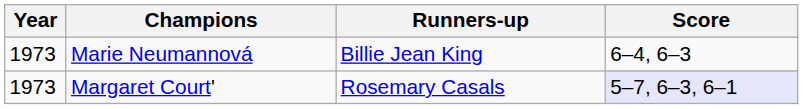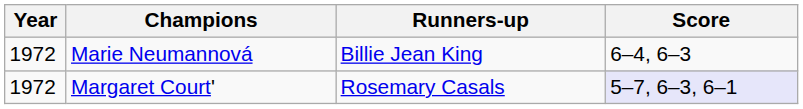(33, 53) 1973 -> (33, 53) 1972
(33, 86) 1973 -> (33, 86) 1972
